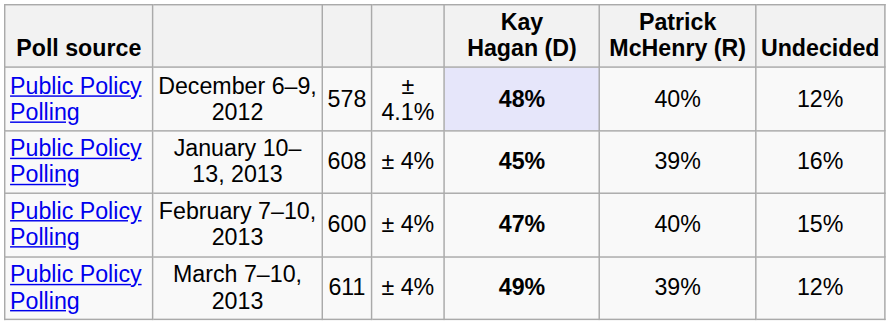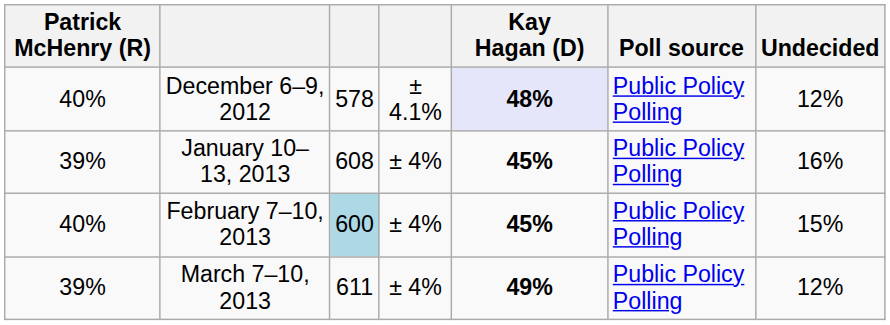columns swapped: (79, 48) <-> (678, 35)
(347, 224) no background -> (355, 224) lightblue background
(522, 224) 47% -> (530, 224) 45%
